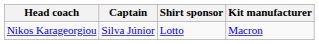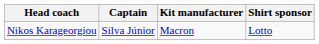columns swapped: (270, 13) <-> (192, 13)
